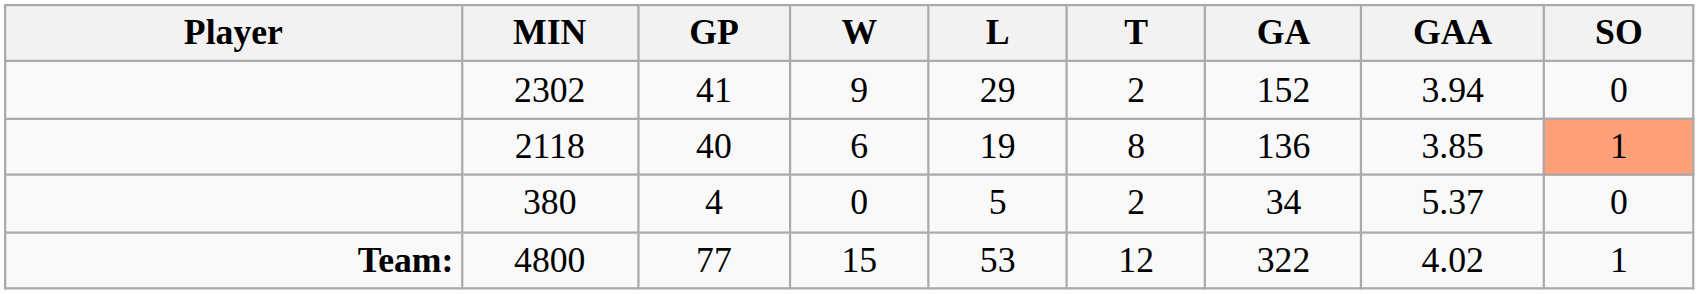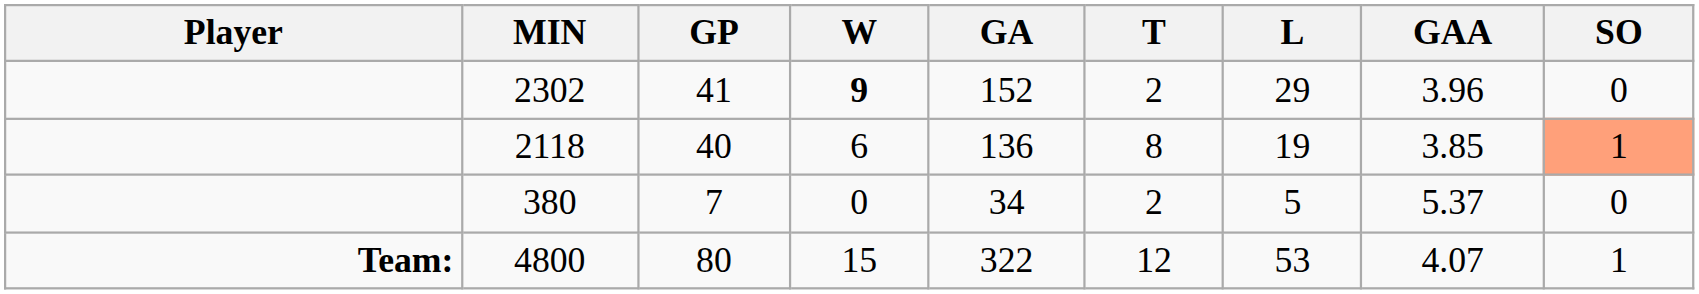columns swapped: (998, 32) <-> (1283, 32)
(859, 89) normal -> (859, 89) bold
(1453, 89) 3.94 -> (1453, 89) 3.96
(714, 202) 4 -> (714, 202) 7
(714, 259) 77 -> (714, 259) 80
(1453, 259) 4.02 -> (1453, 259) 4.07
